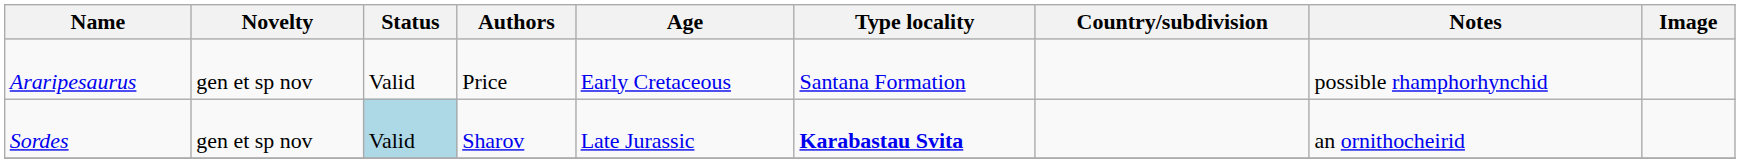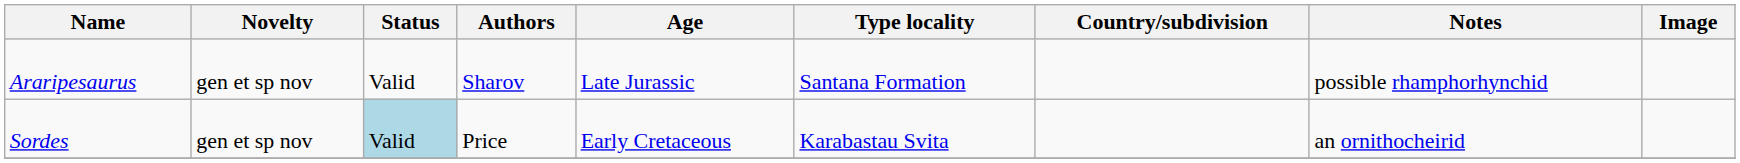(485, 81) Price -> (493, 81) Sharov
(656, 81) Early Cretaceous -> (638, 81) Late Jurassic
(493, 140) Sharov -> (485, 140) Price
(638, 140) Late Jurassic -> (656, 140) Early Cretaceous
(881, 140) bold -> (874, 140) normal
